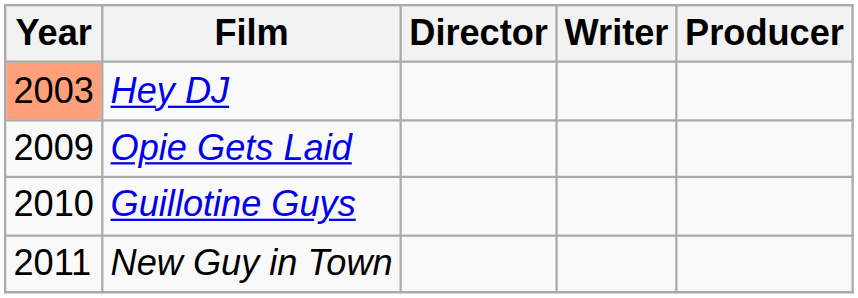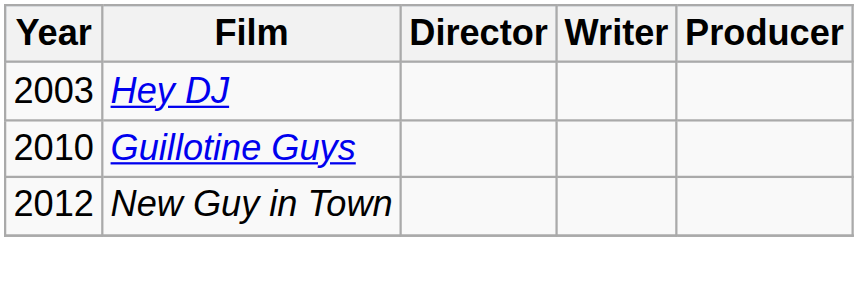(54, 90) lightsalmon background -> (54, 90) no background
- row: (231, 147)
(52, 262) 2011 -> (54, 205) 2012
